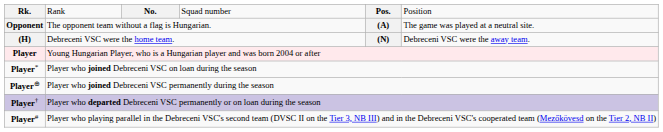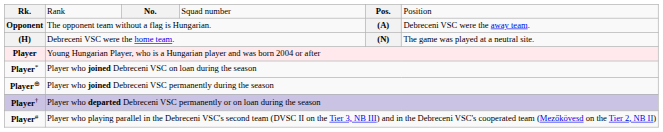(469, 25) The game was played at a neutral site. -> (467, 25) Debreceni VSC were the away team.
(467, 39) Debreceni VSC were the away team. -> (469, 39) The game was played at a neutral site.
